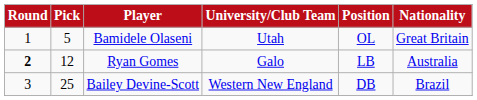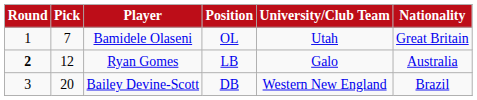columns swapped: (366, 16) <-> (271, 16)
(67, 38) 5 -> (67, 38) 7
(67, 84) 25 -> (67, 84) 20
